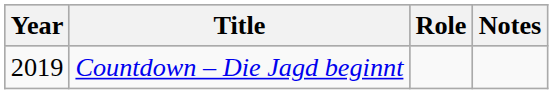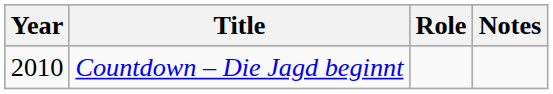(37, 66) 2019 -> (37, 66) 2010
